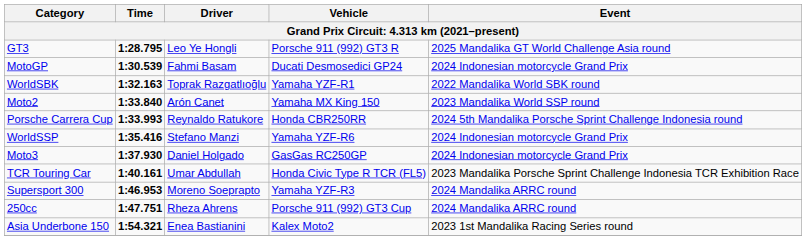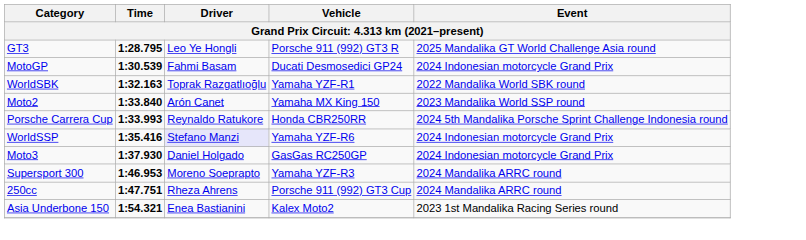(203, 137) no background -> (203, 137) lavender background
- row: (49, 173)
